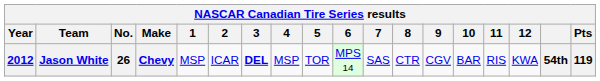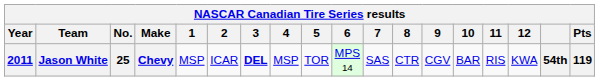(20, 60) 2012 -> (20, 60) 2011
(124, 60) 26 -> (123, 60) 25
